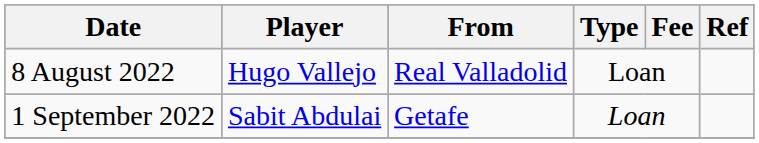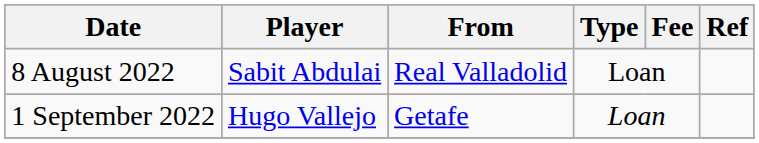(302, 71) Hugo Vallejo -> (305, 71) Sabit Abdulai
(305, 115) Sabit Abdulai -> (302, 115) Hugo Vallejo
